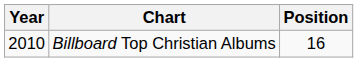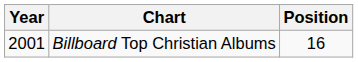(27, 43) 2010 -> (27, 43) 2001
